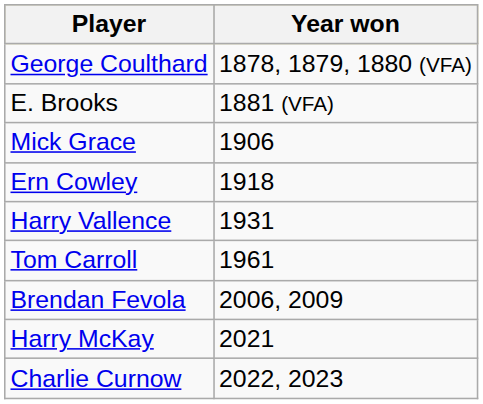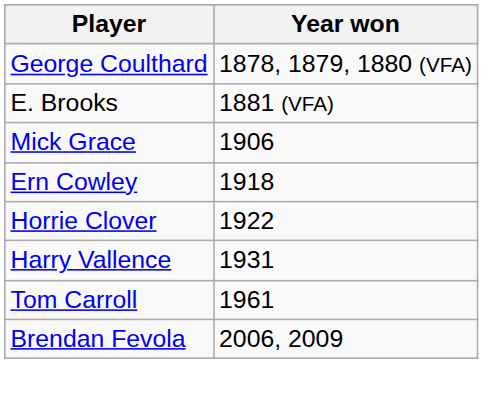+ row: (84, 220)
- row: (82, 338)
- row: (96, 378)
